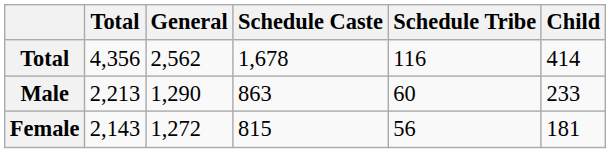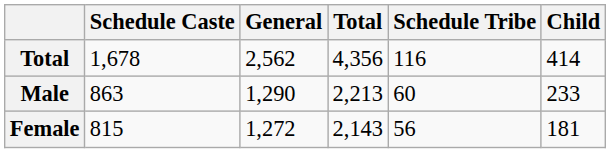columns swapped: (115, 22) <-> (311, 22)
